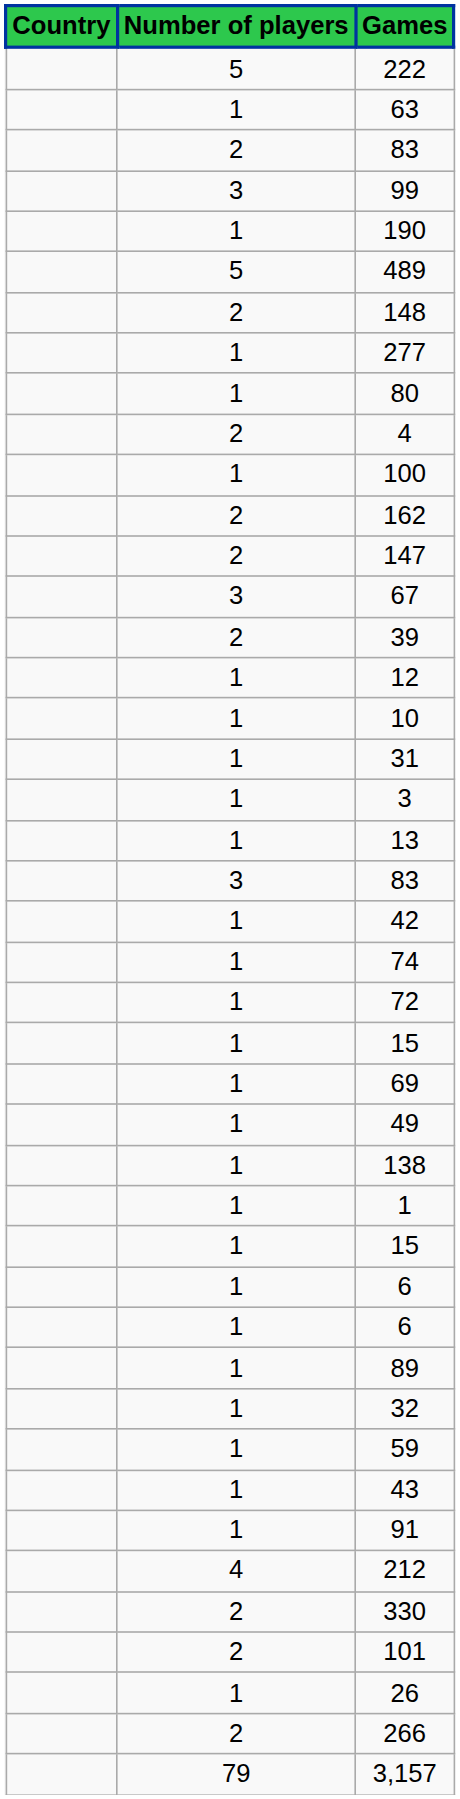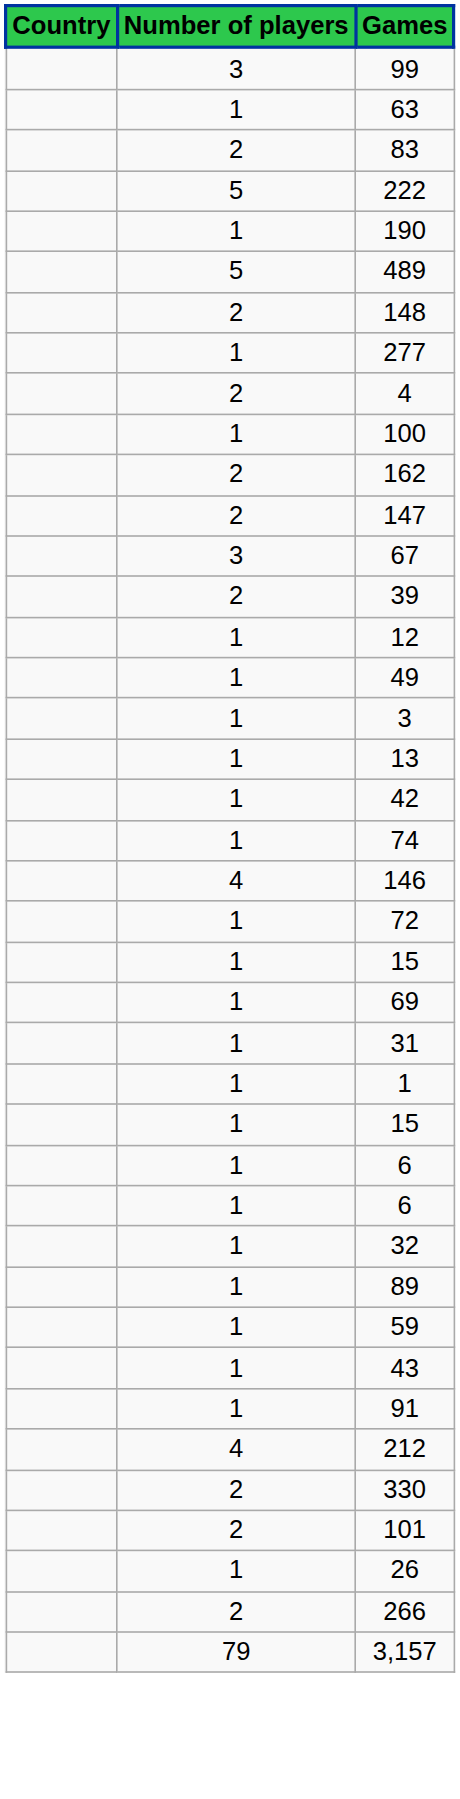rows swapped: (236, 190) <-> (236, 68)
- row: (236, 393)
- row: (236, 718)
rows swapped: (236, 1124) <-> (236, 758)
- row: (236, 880)
+ row: (236, 880)
- row: (236, 1164)
rows swapped: (236, 1367) <-> (236, 1408)
